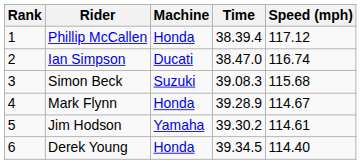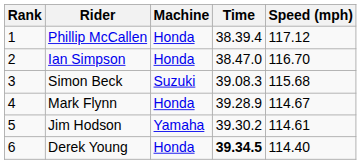(173, 59) Ducati -> (174, 59) Honda
(289, 59) 116.74 -> (289, 59) 116.70
(239, 147) normal -> (239, 147) bold
